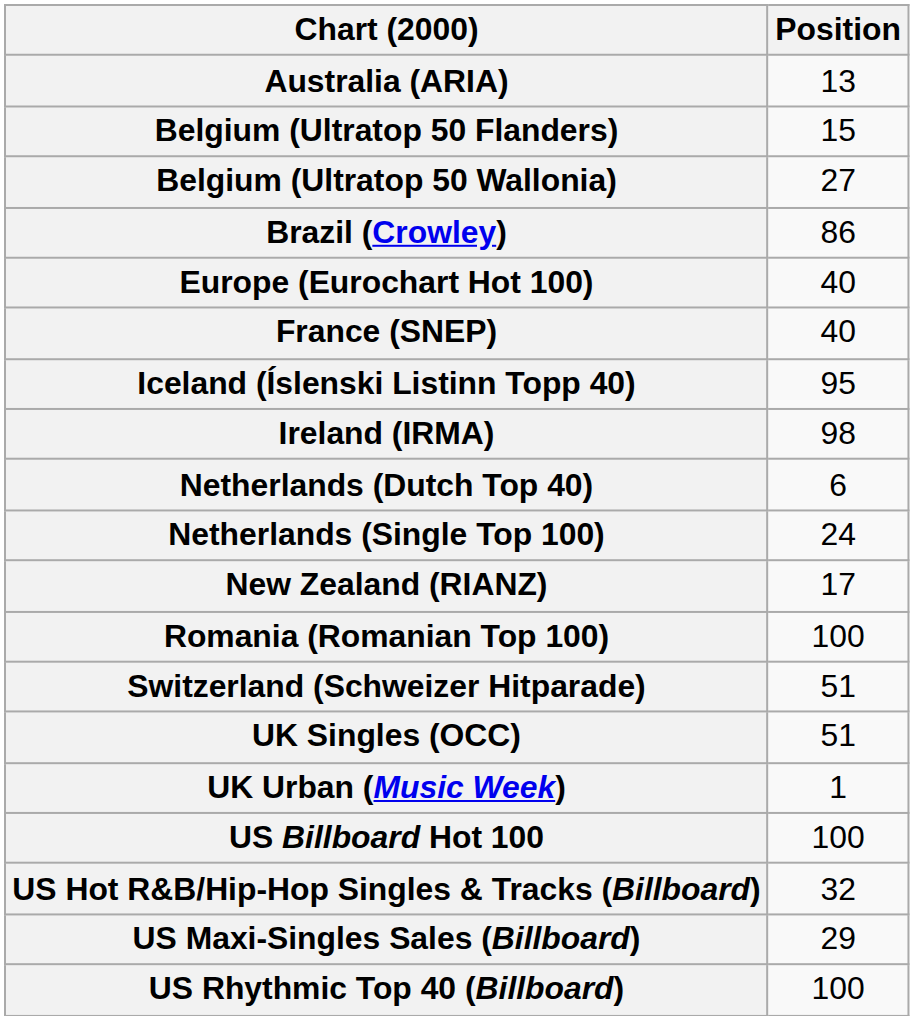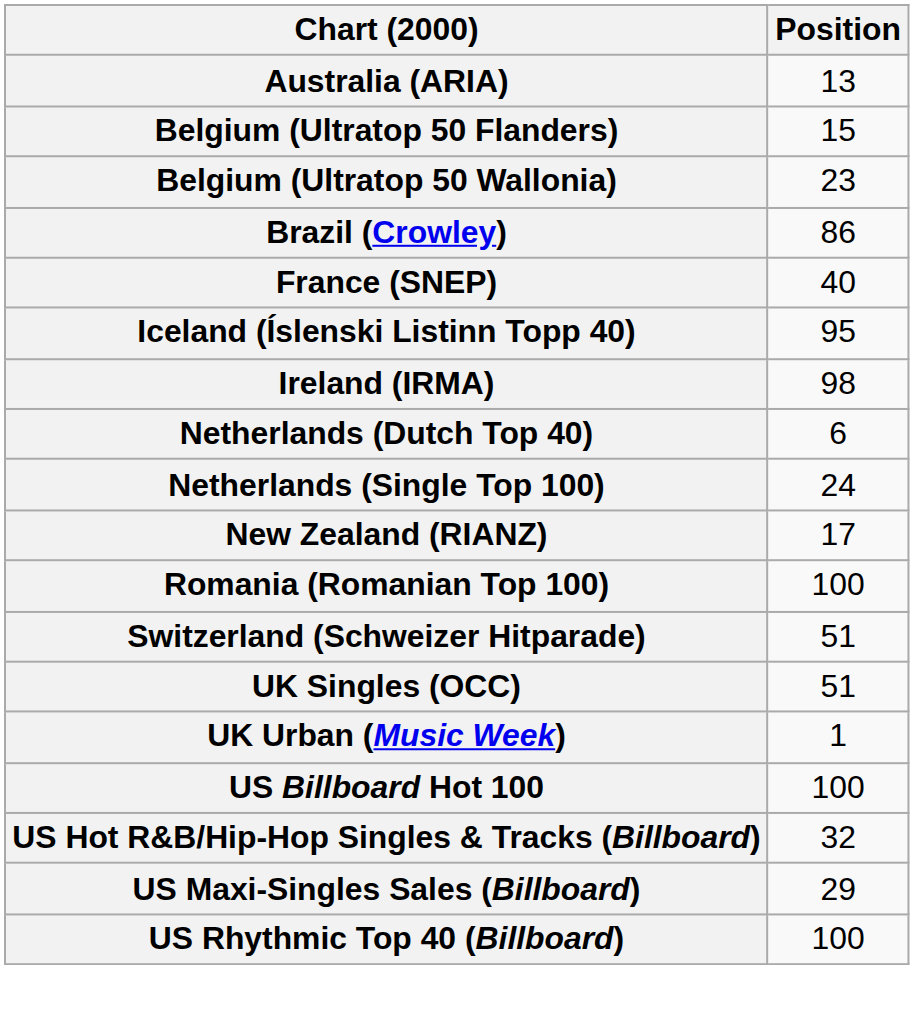(838, 181) 27 -> (838, 181) 23
- row: (386, 282)
